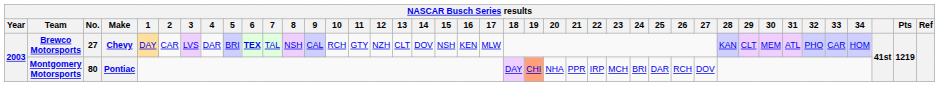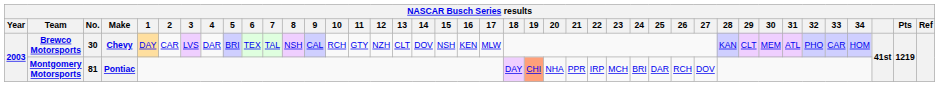(93, 45) 27 -> (93, 45) 30
(252, 45) bold -> (252, 45) normal
(93, 69) 80 -> (93, 69) 81
